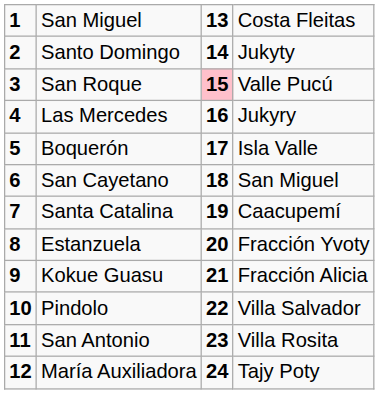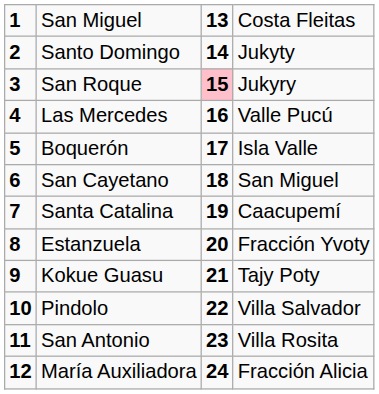(285, 84) Valle Pucú -> (267, 84) Jukyry
(267, 116) Jukyry -> (285, 116) Valle Pucú
(303, 276) Fracción Alicia -> (279, 276) Tajy Poty
(279, 372) Tajy Poty -> (303, 372) Fracción Alicia
